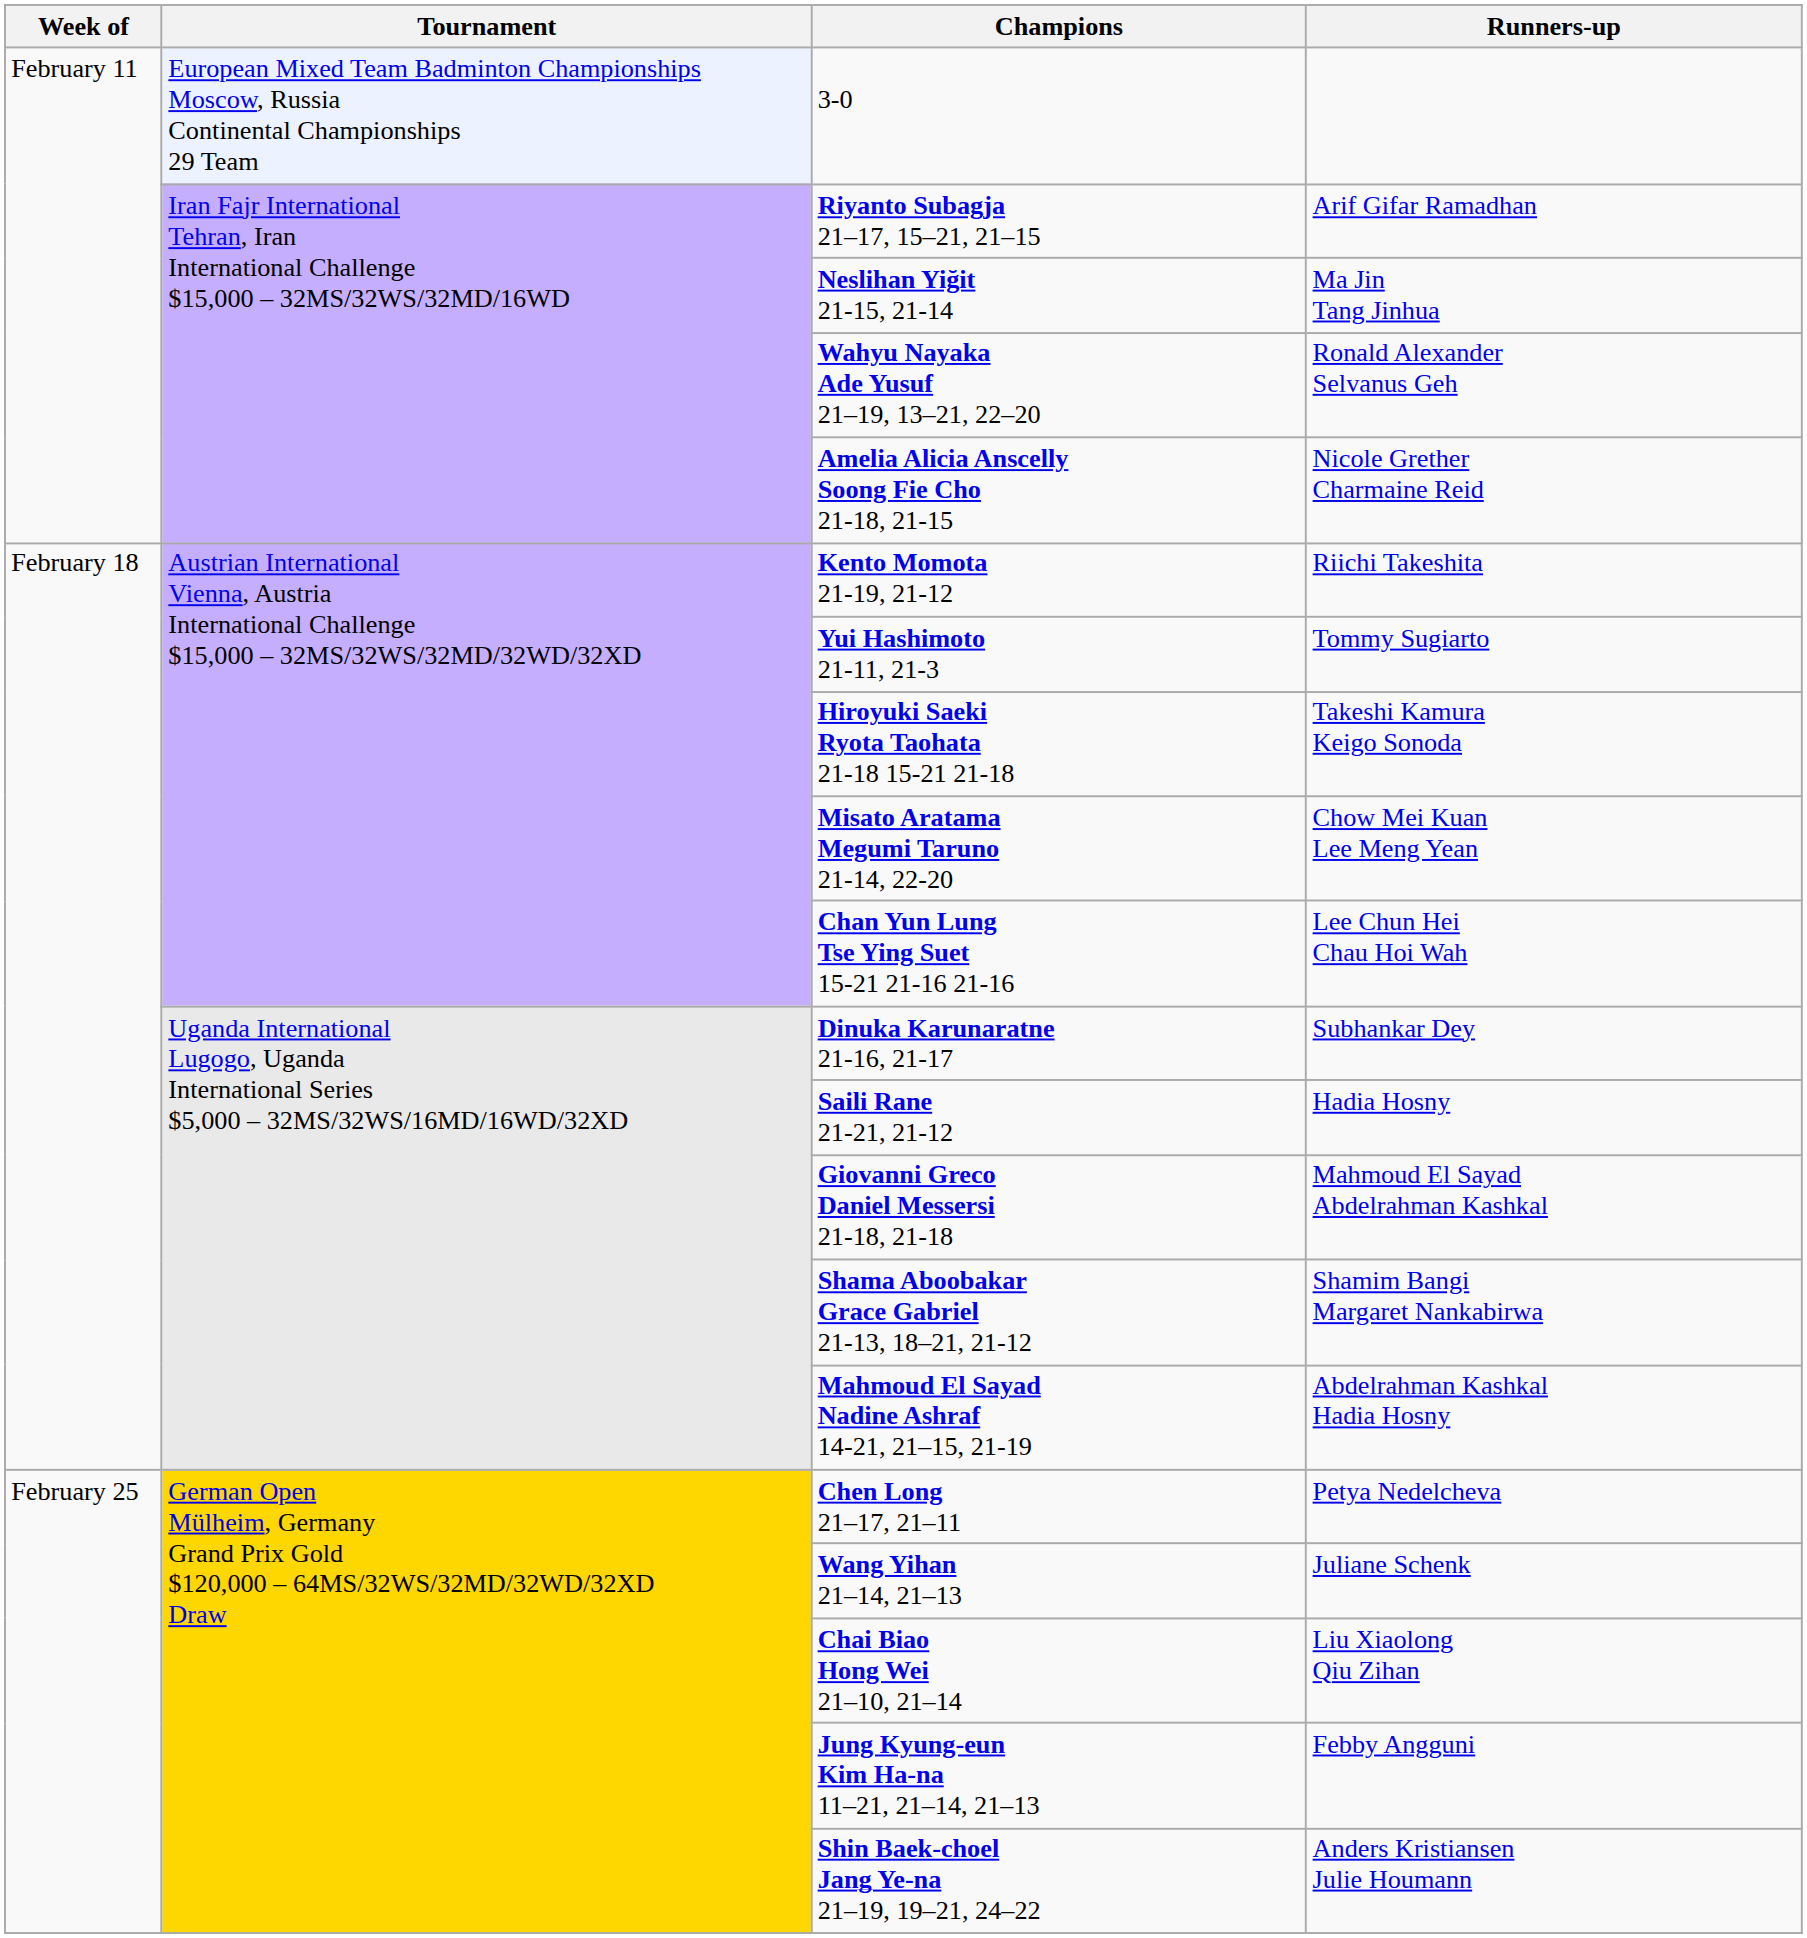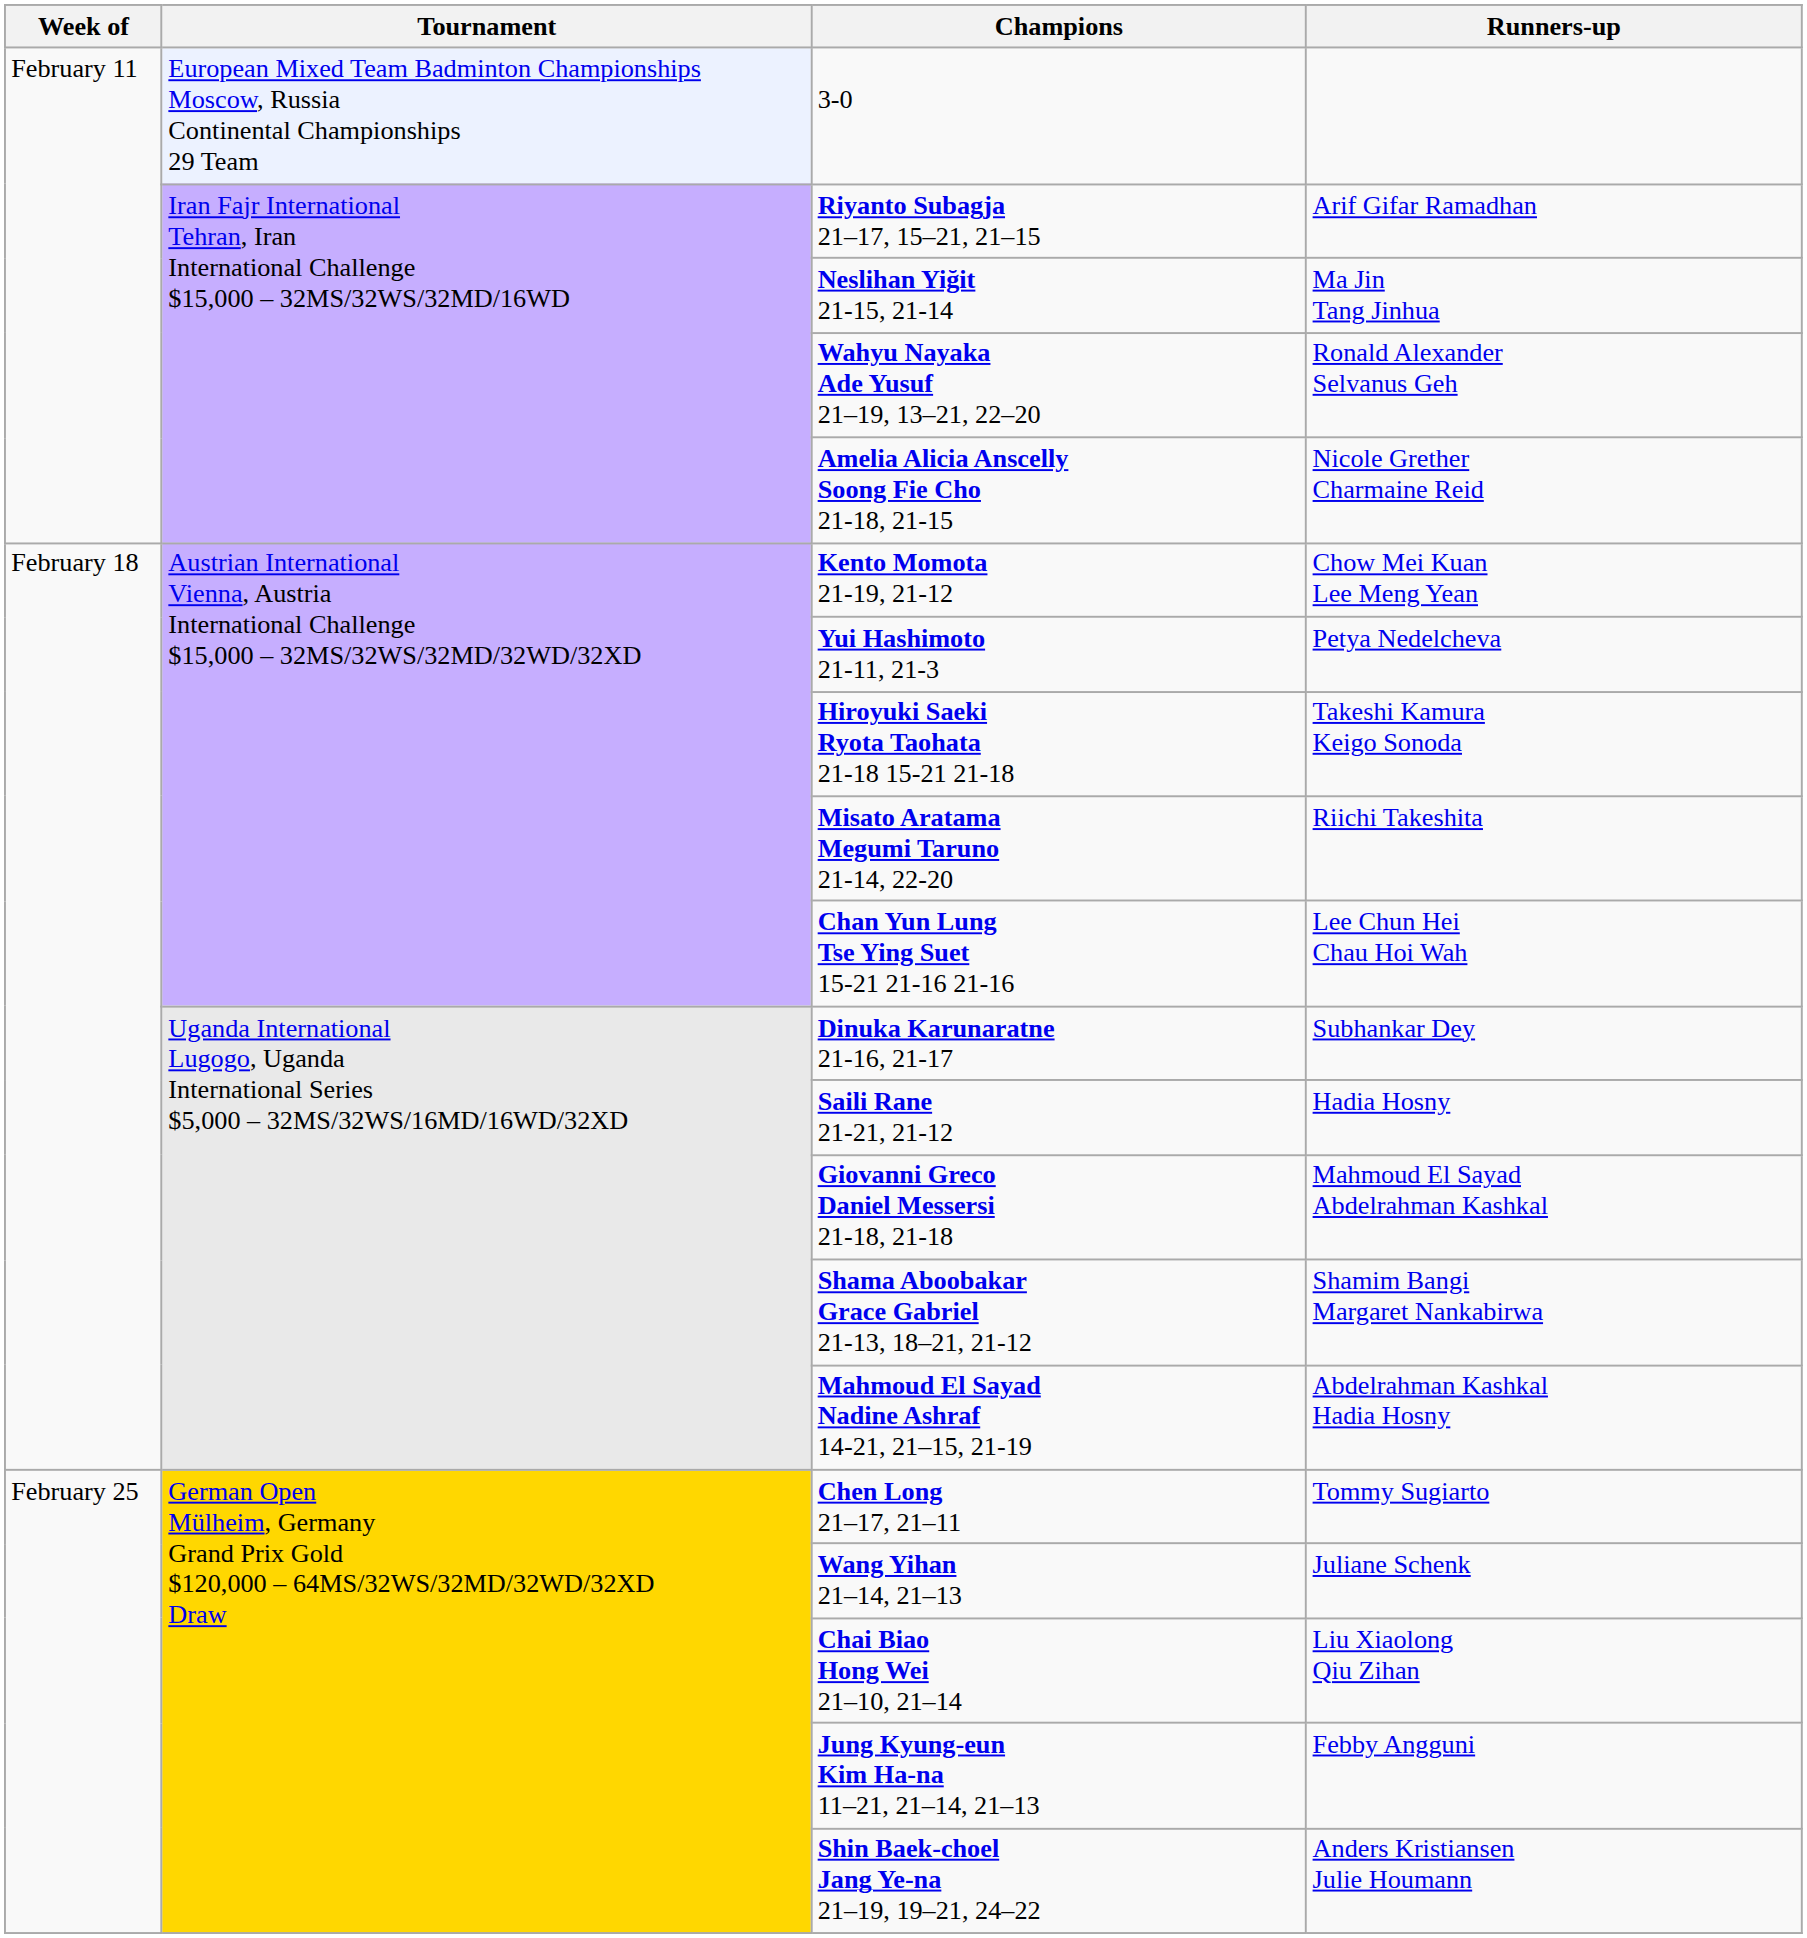(1398, 563) Riichi Takeshita -> (1400, 578) Chow Mei Kuan Lee Meng Yean
(1401, 637) Tommy Sugiarto -> (1407, 637) Petya Nedelcheva
(1400, 832) Chow Mei Kuan Lee Meng Yean -> (1398, 816) Riichi Takeshita
(1407, 1490) Petya Nedelcheva -> (1401, 1490) Tommy Sugiarto
